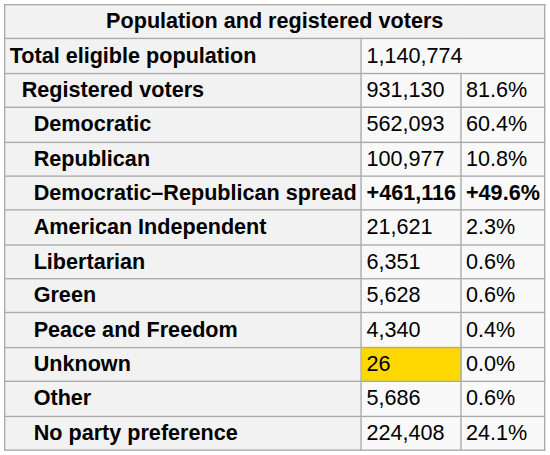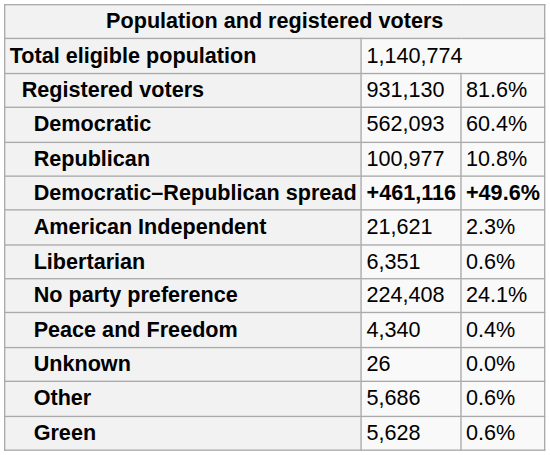rows swapped: (53, 295) <-> (124, 432)
(379, 364) gold background -> (379, 364) no background
